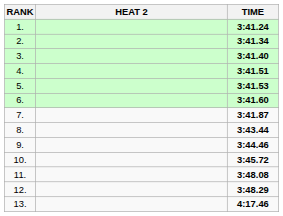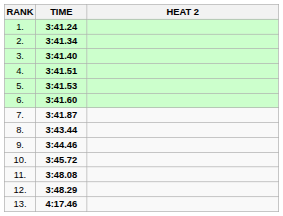columns swapped: (132, 12) <-> (253, 12)
